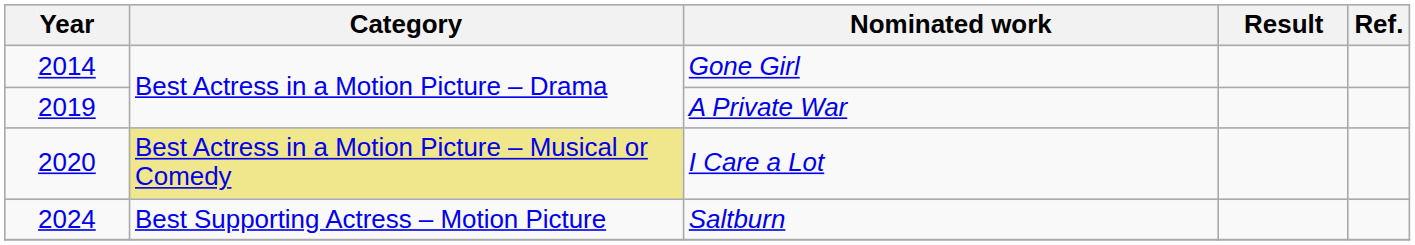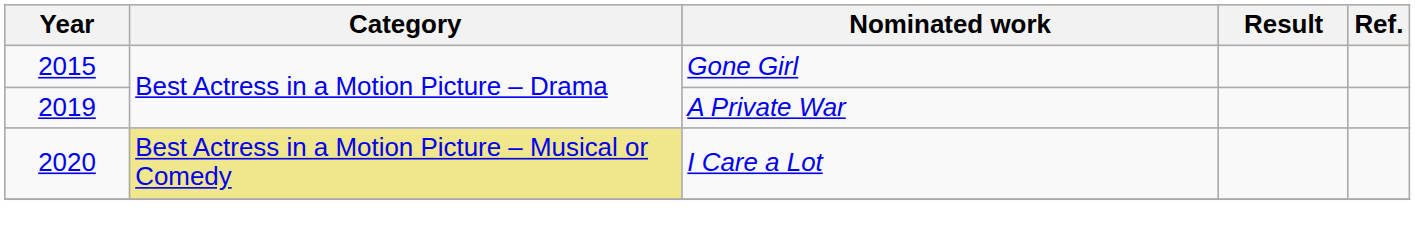(67, 66) 2014 -> (67, 66) 2015
- row: (737, 218)
